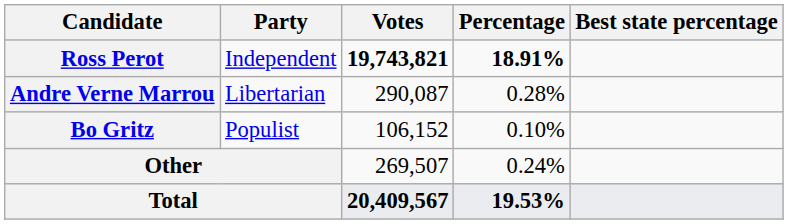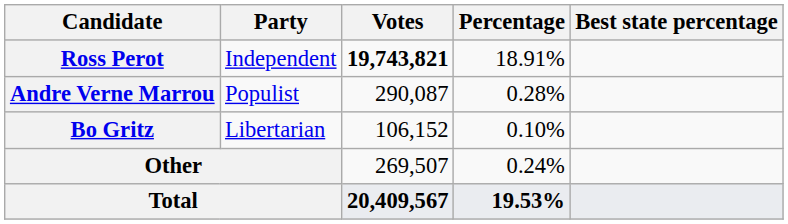(528, 58) bold -> (530, 58) normal
(275, 93) Libertarian -> (262, 93) Populist
(262, 129) Populist -> (275, 129) Libertarian
